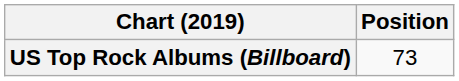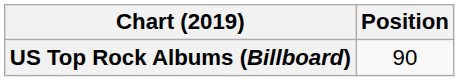(405, 57) 73 -> (405, 57) 90
